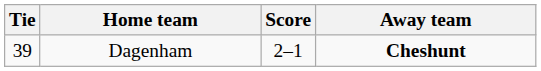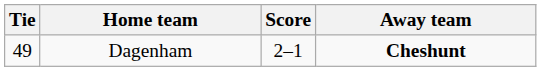(22, 50) 39 -> (22, 50) 49
